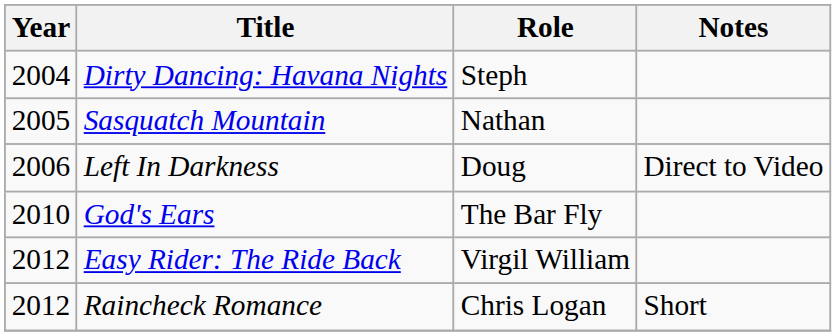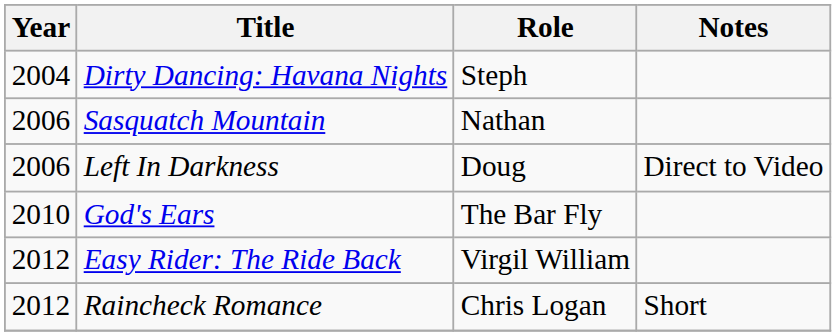(41, 120) 2005 -> (41, 120) 2006
